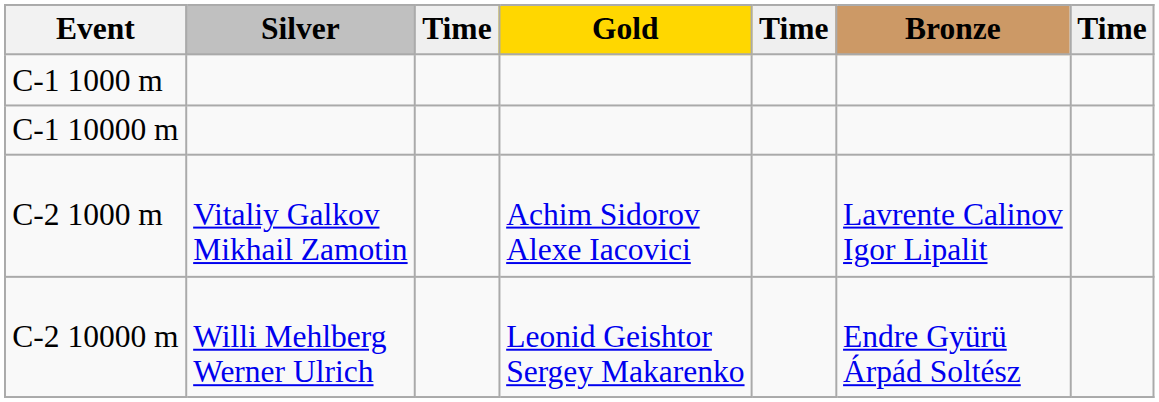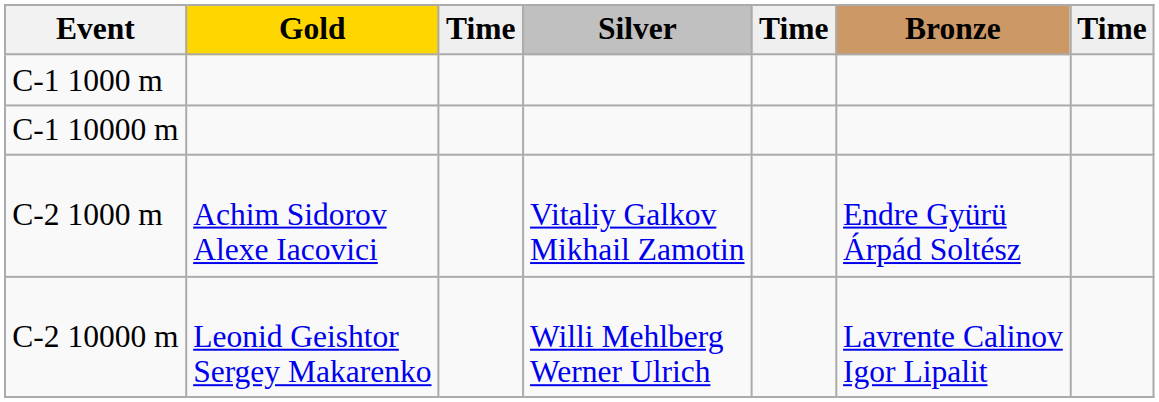columns swapped: (625, 29) <-> (300, 29)
(953, 232) Lavrente Calinov Igor Lipalit -> (932, 232) Endre Gyürü Árpád Soltész
(932, 353) Endre Gyürü Árpád Soltész -> (953, 353) Lavrente Calinov Igor Lipalit
